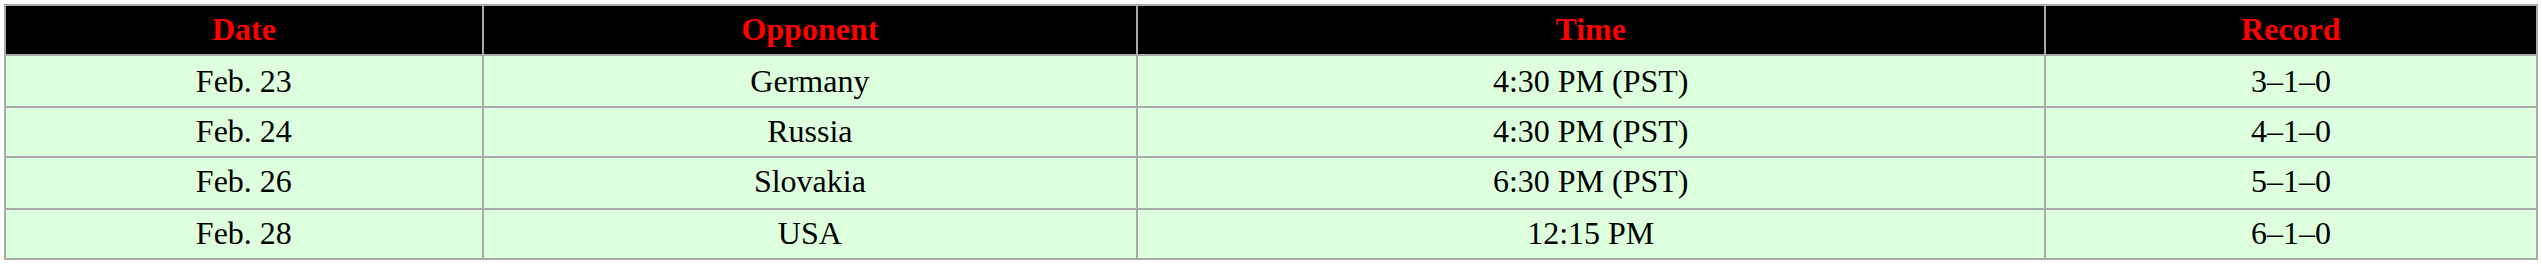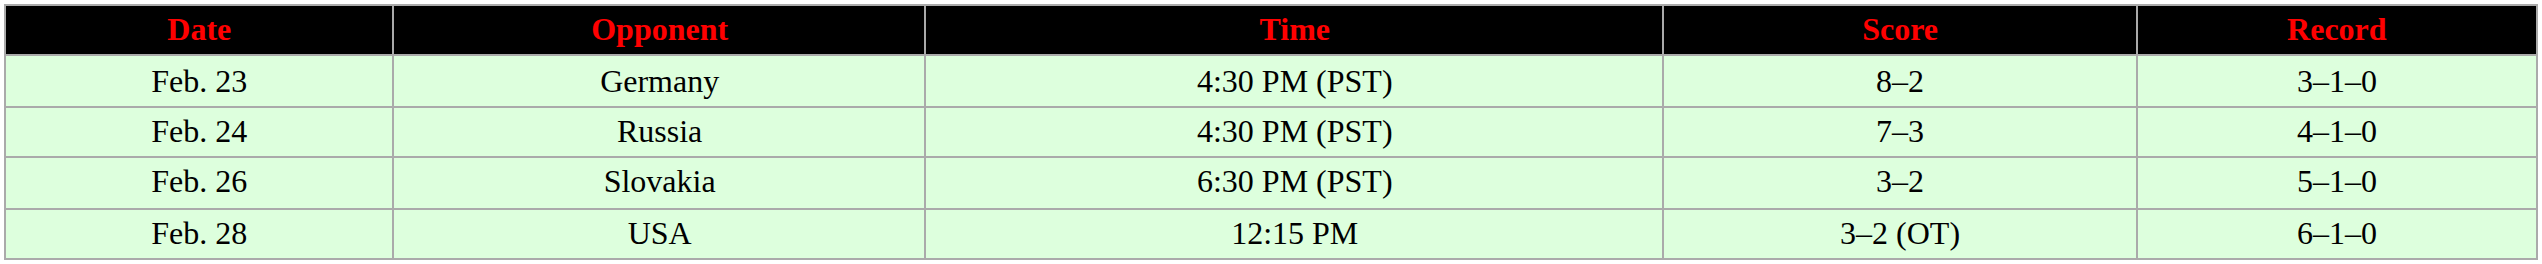+ column: (1900, 29)
